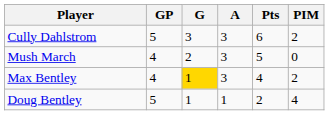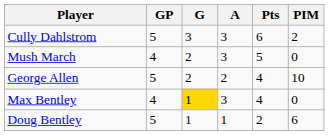+ row: (43, 78)
(295, 78) 2 -> (295, 99) 0
(295, 99) 4 -> (295, 120) 6
